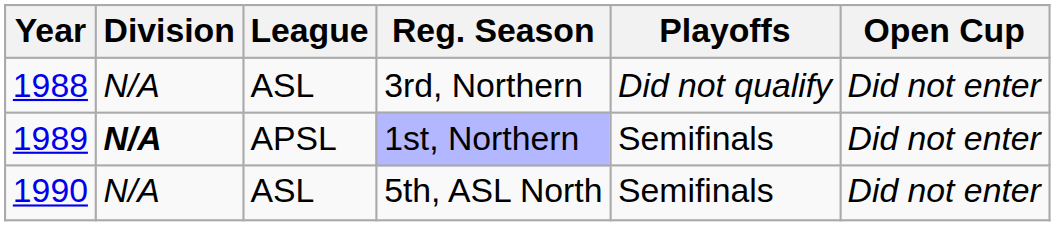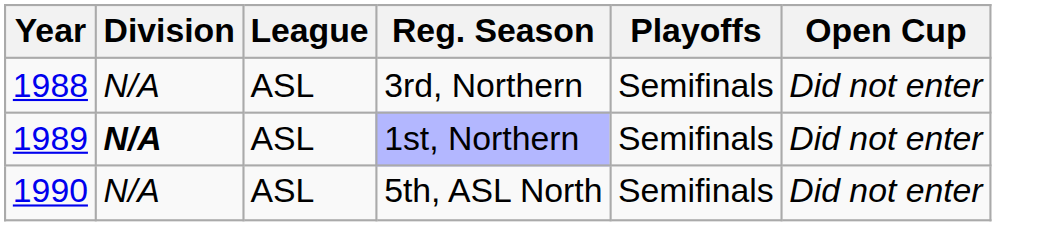(725, 84) Did not qualify -> (696, 84) Semifinals
(294, 138) APSL -> (282, 138) ASL
